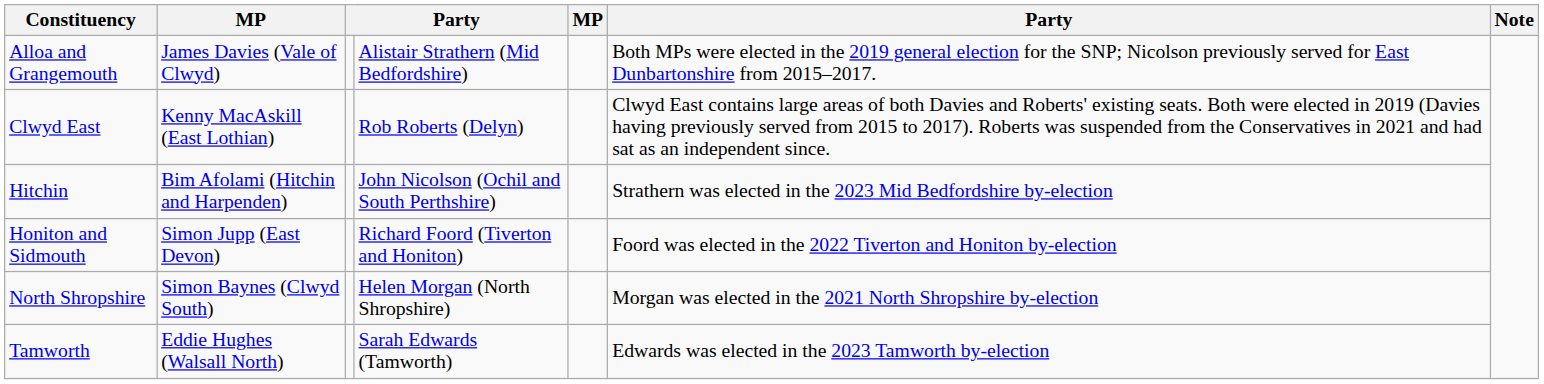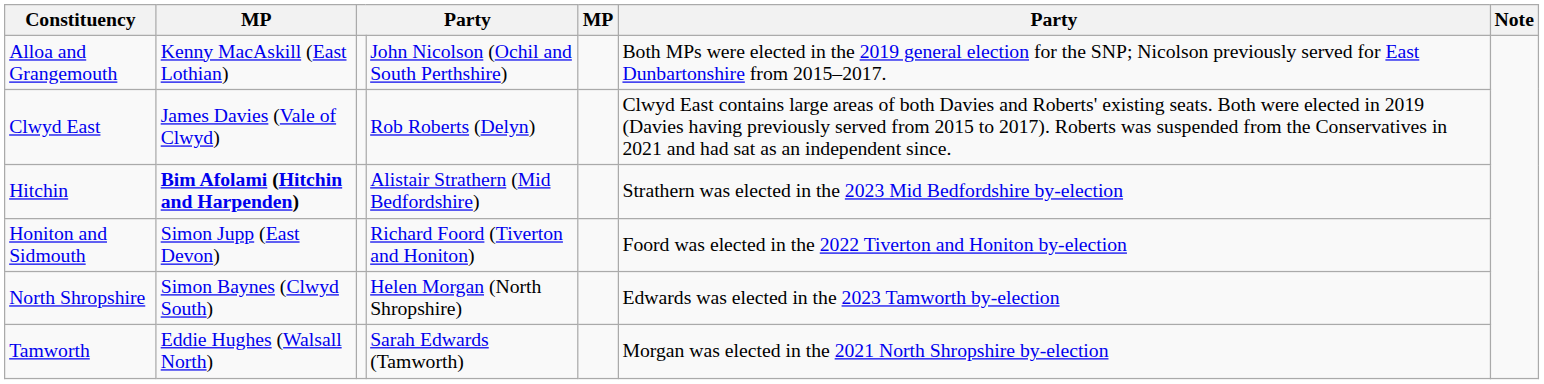(249, 62) James Davies (Vale of Clwyd) -> (254, 62) Kenny MacAskill (East Lothian)
(449, 62) Alistair Strathern (Mid Bedfordshire) -> (471, 62) John Nicolson (Ochil and South Perthshire)
(231, 126) Kenny MacAskill (East Lothian) -> (248, 126) James Davies (Vale of Clwyd)
(248, 191) normal -> (251, 191) bold
(459, 191) John Nicolson (Ochil and South Perthshire) -> (460, 191) Alistair Strathern (Mid Bedfordshire)
(855, 297) Morgan was elected in the 2021 North Shropshire by-election -> (841, 297) Edwards was elected in the 2023 Tamworth by-election
(831, 351) Edwards was elected in the 2023 Tamworth by-election -> (865, 351) Morgan was elected in the 2021 North Shropshire by-election
